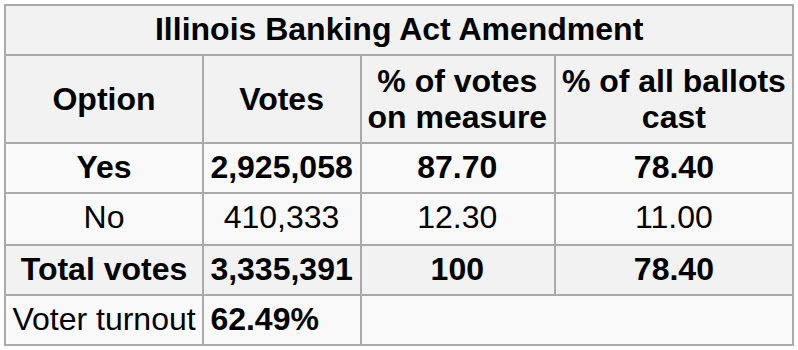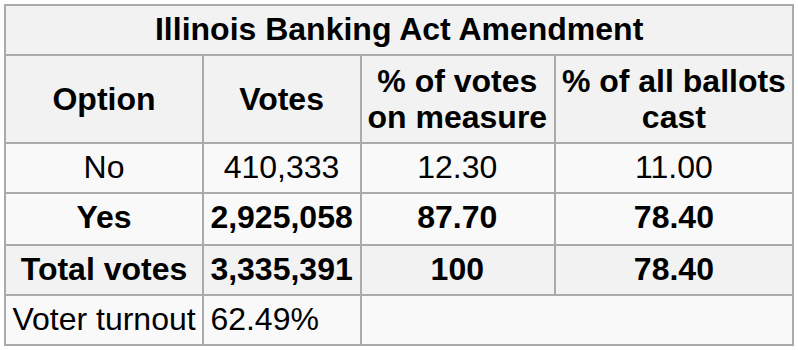rows swapped: (104, 167) <-> (104, 218)
(265, 319) bold -> (265, 319) normal
